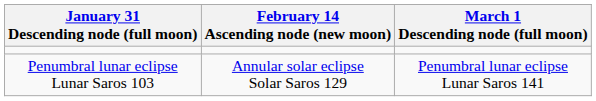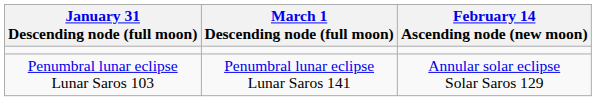columns swapped: (298, 25) <-> (493, 25)
